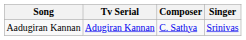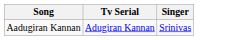- column: (181, 12)
